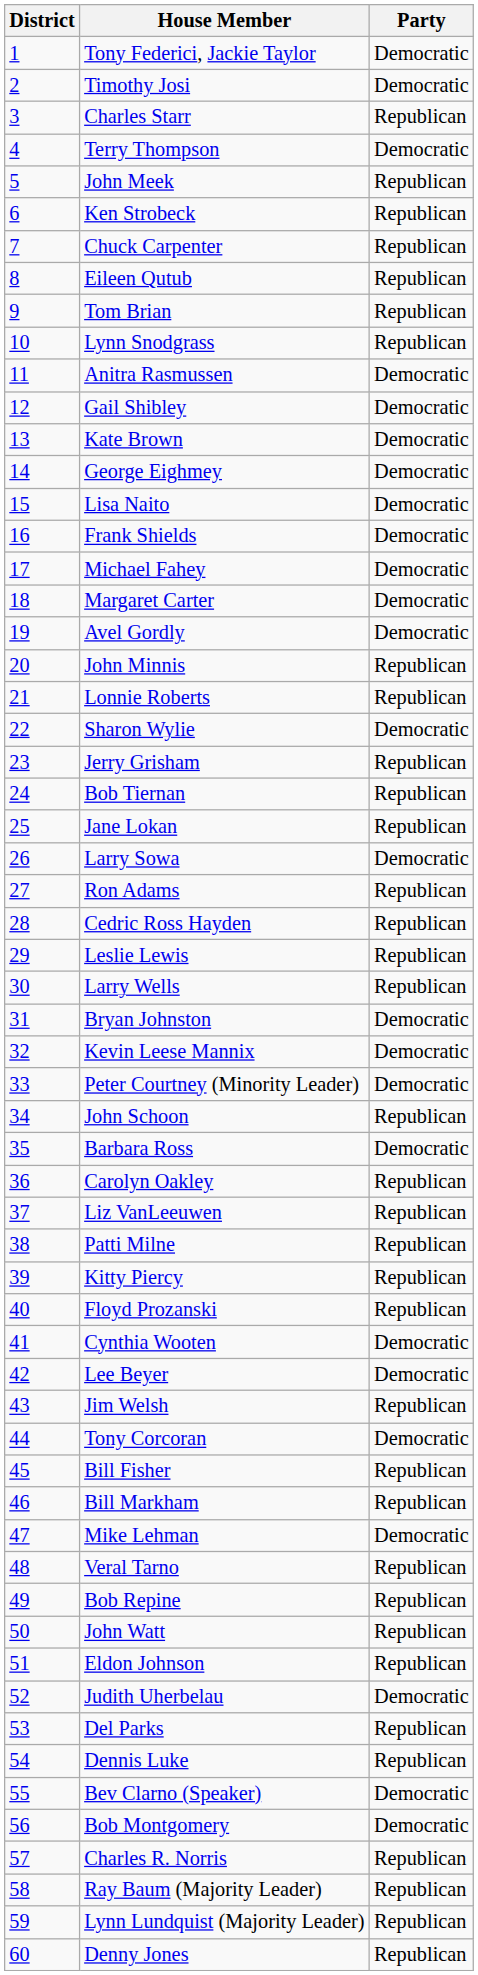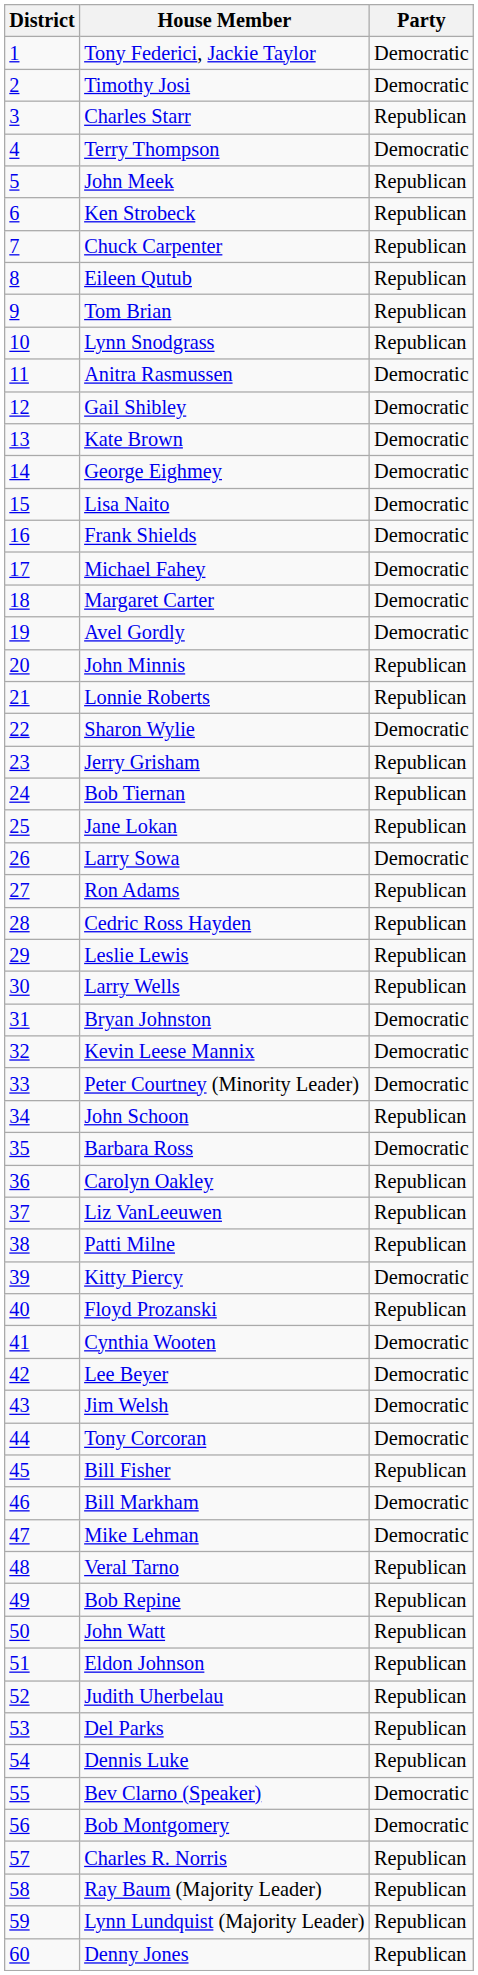(420, 1277) Republican -> (421, 1277) Democratic
(420, 1406) Republican -> (421, 1406) Democratic
(420, 1503) Republican -> (421, 1503) Democratic
(421, 1696) Democratic -> (420, 1696) Republican
